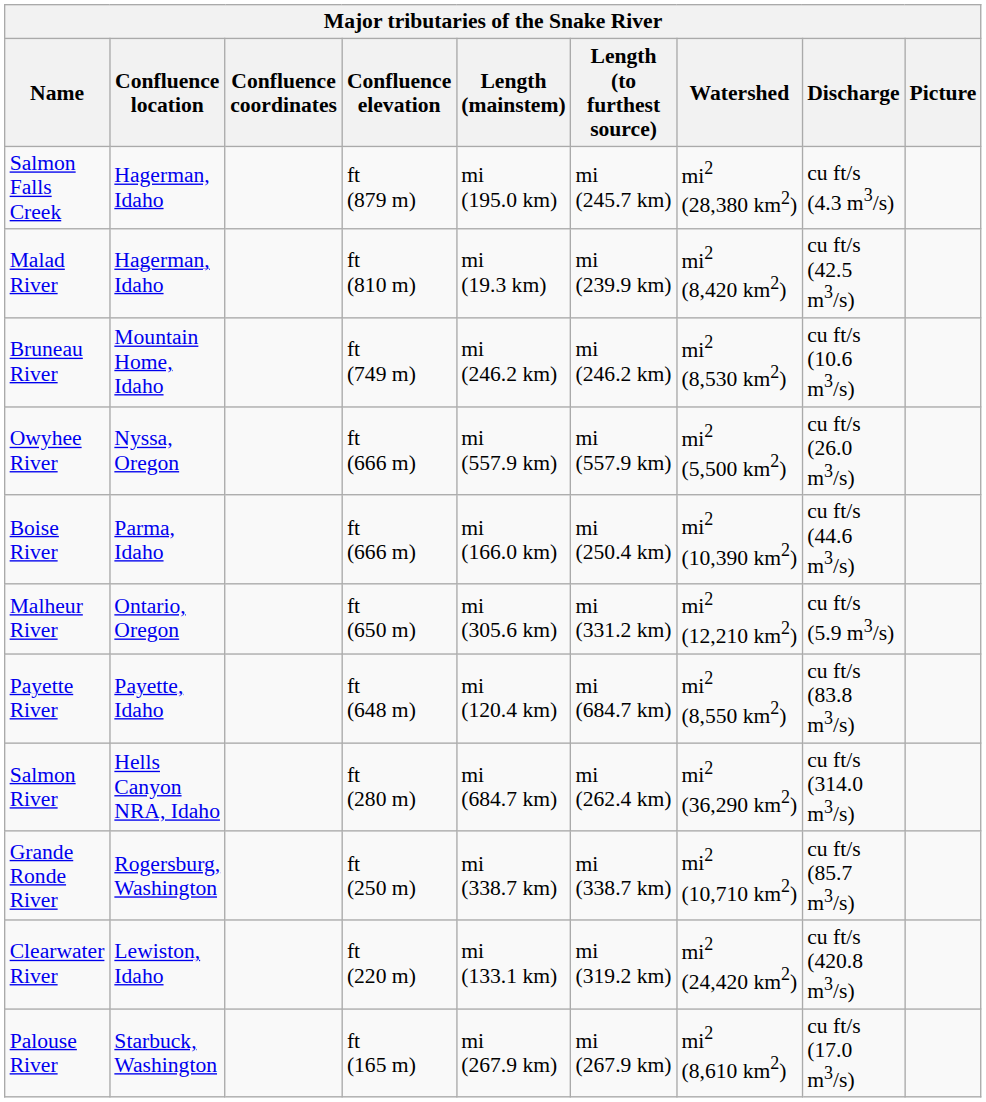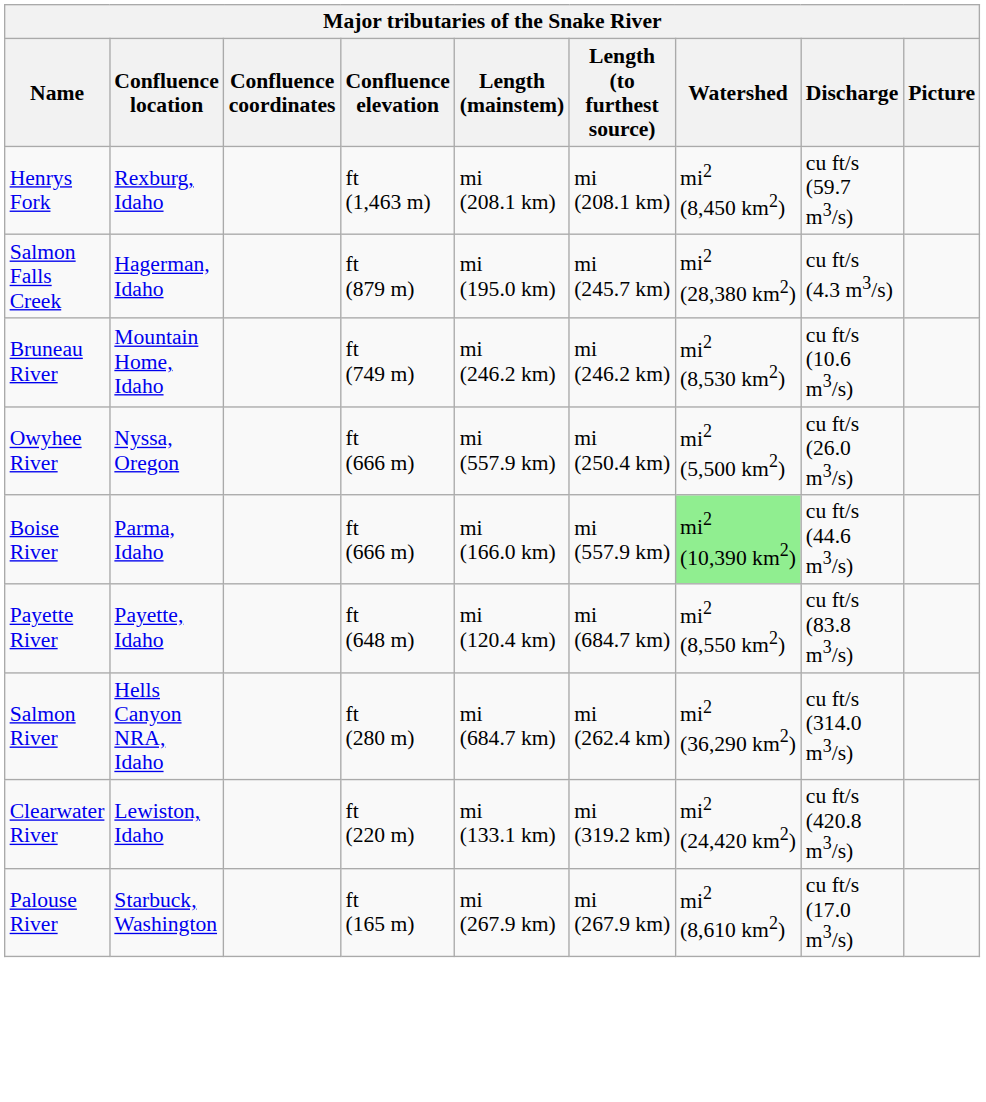+ row: (41, 190)
- row: (37, 273)
(624, 450) mi (557.9 km) -> (622, 450) mi (250.4 km)
(624, 539) mi (250.4 km) -> (622, 539) mi (557.9 km)
(739, 539) no background -> (738, 539) lightgreen background
- row: (46, 618)
- row: (41, 875)
